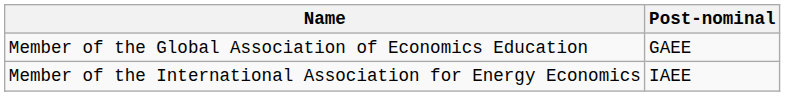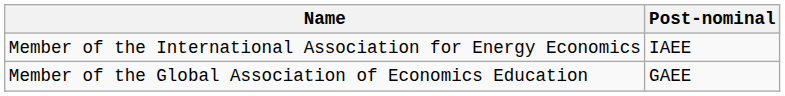rows swapped: (325, 76) <-> (298, 48)
